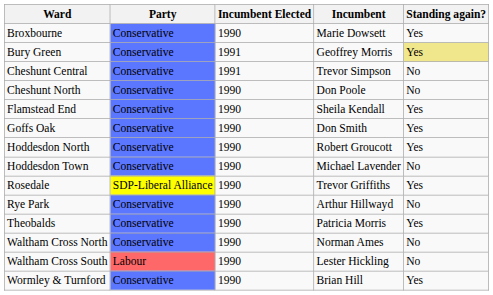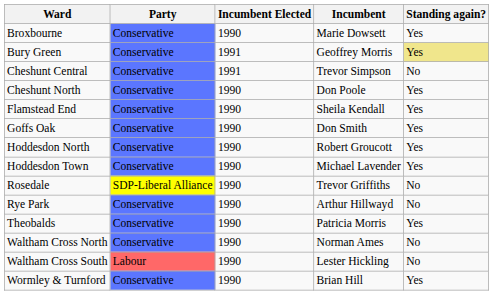(413, 90) No -> (415, 90) Yes
(413, 166) No -> (415, 166) Yes
(415, 185) Yes -> (413, 185) No
